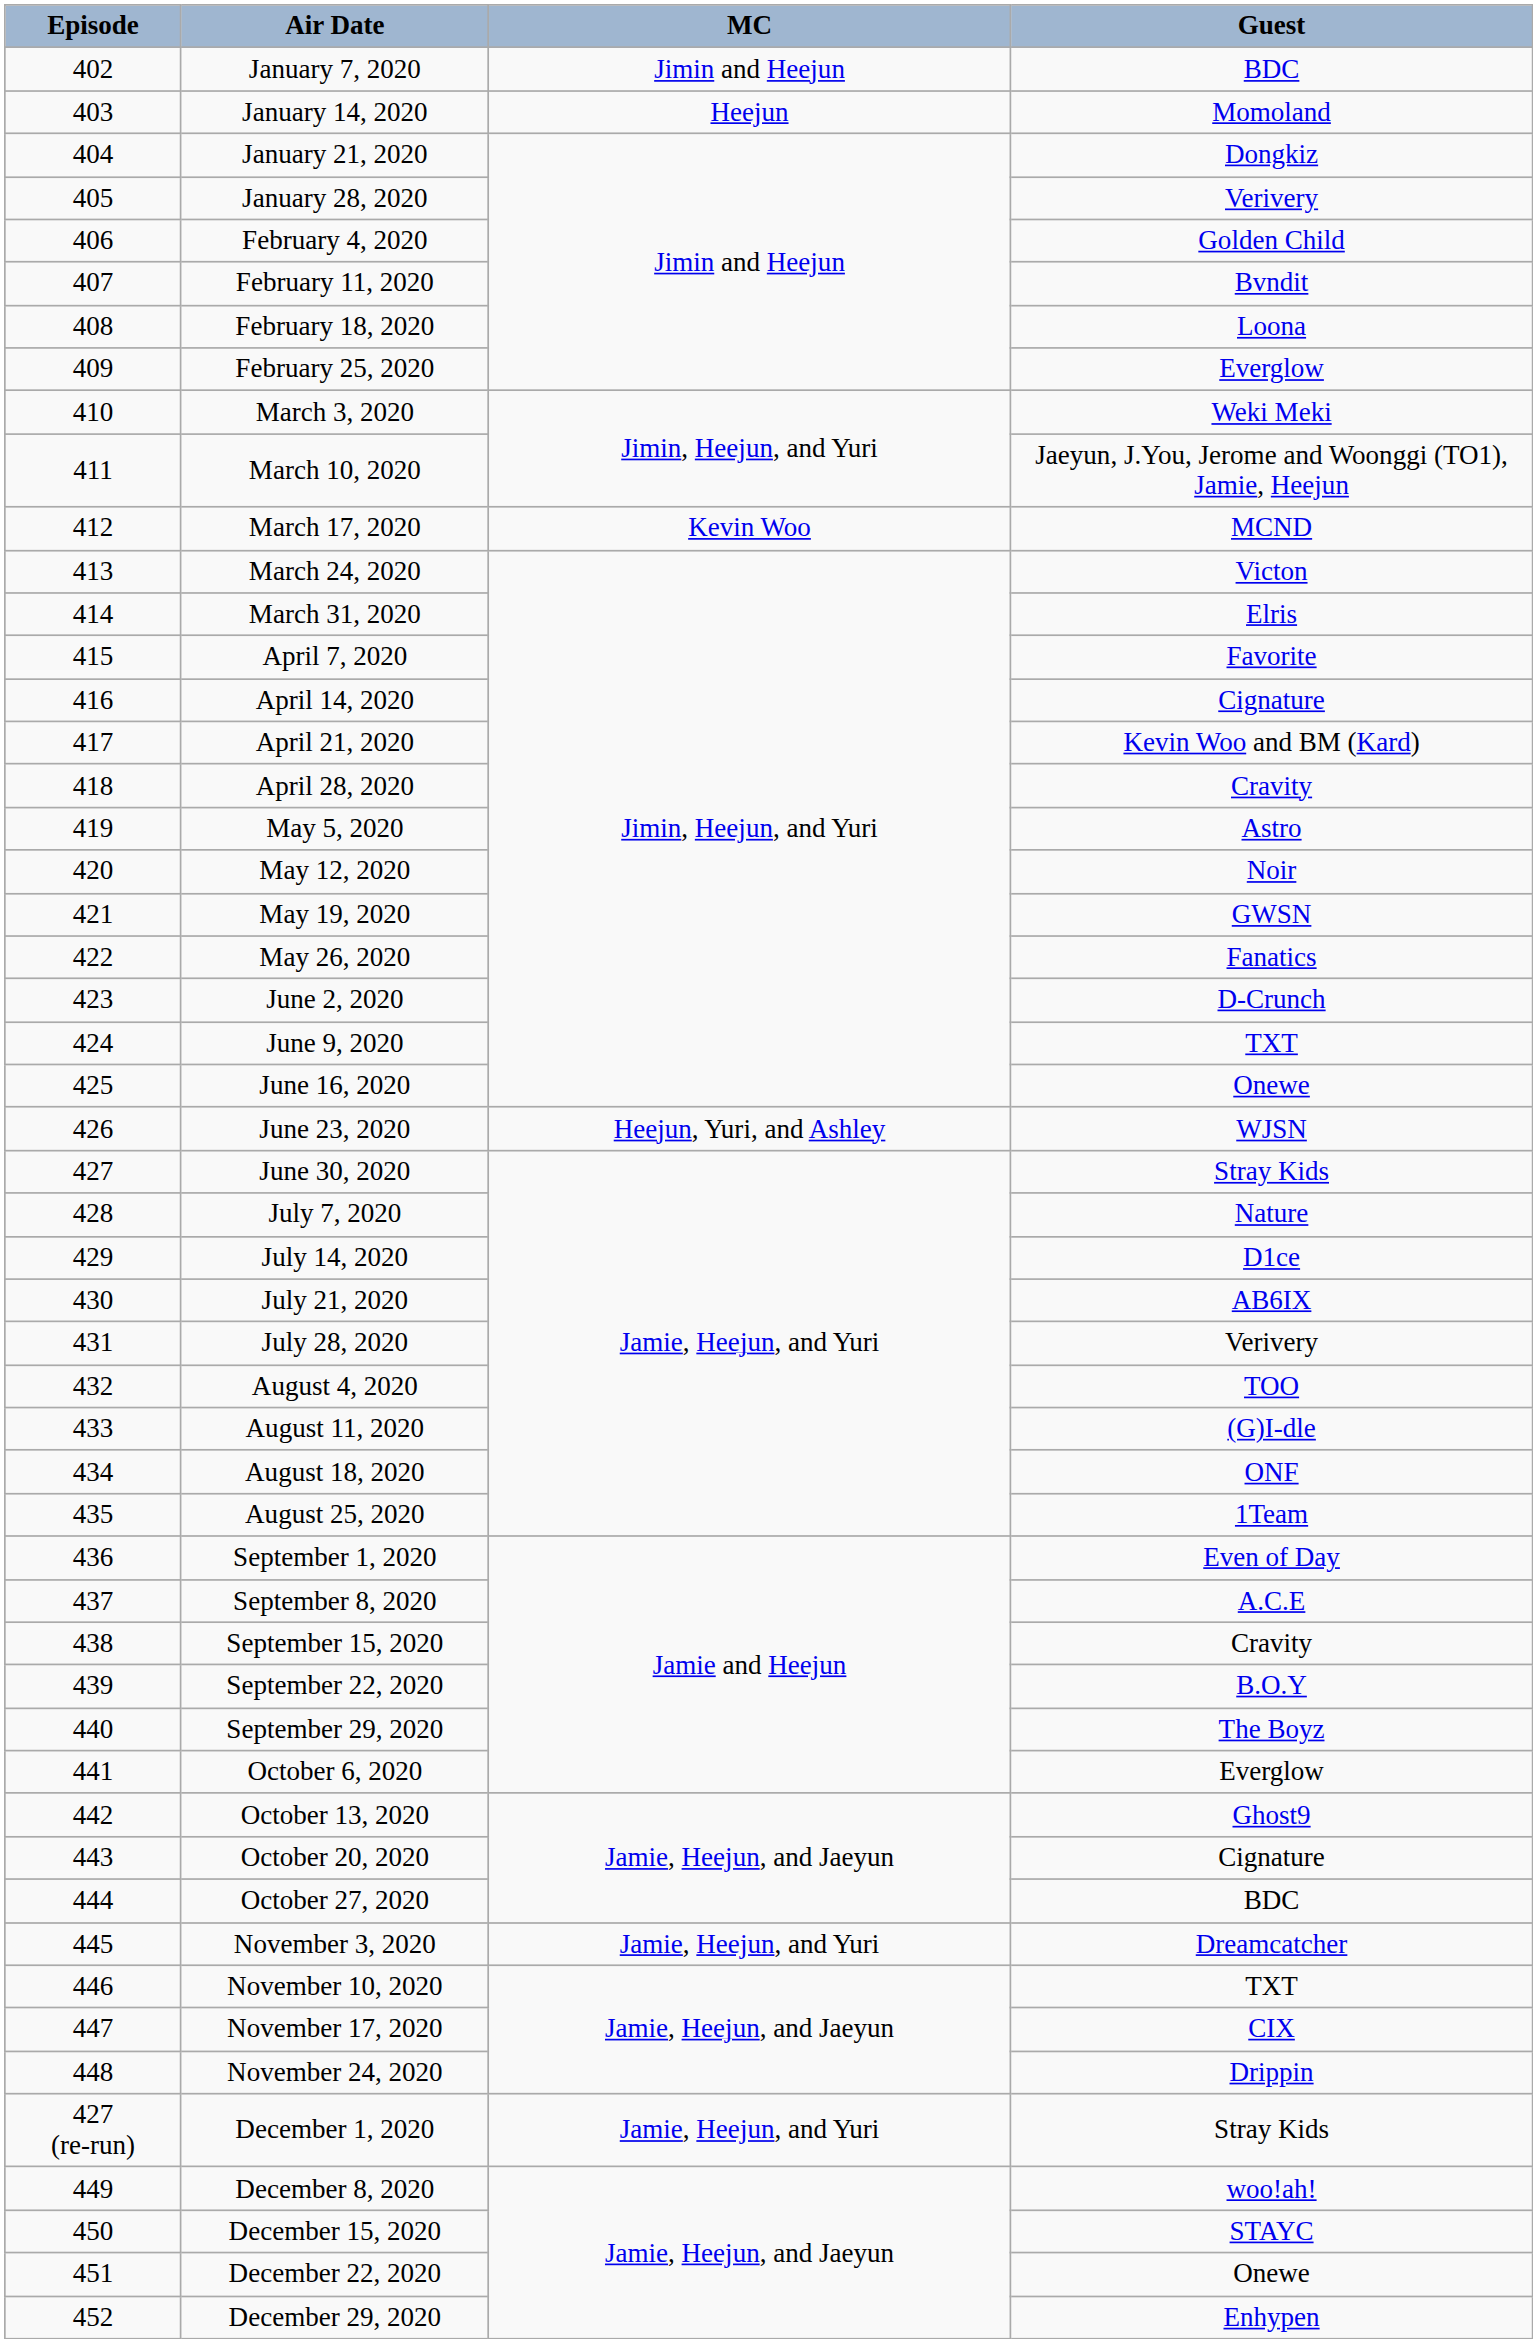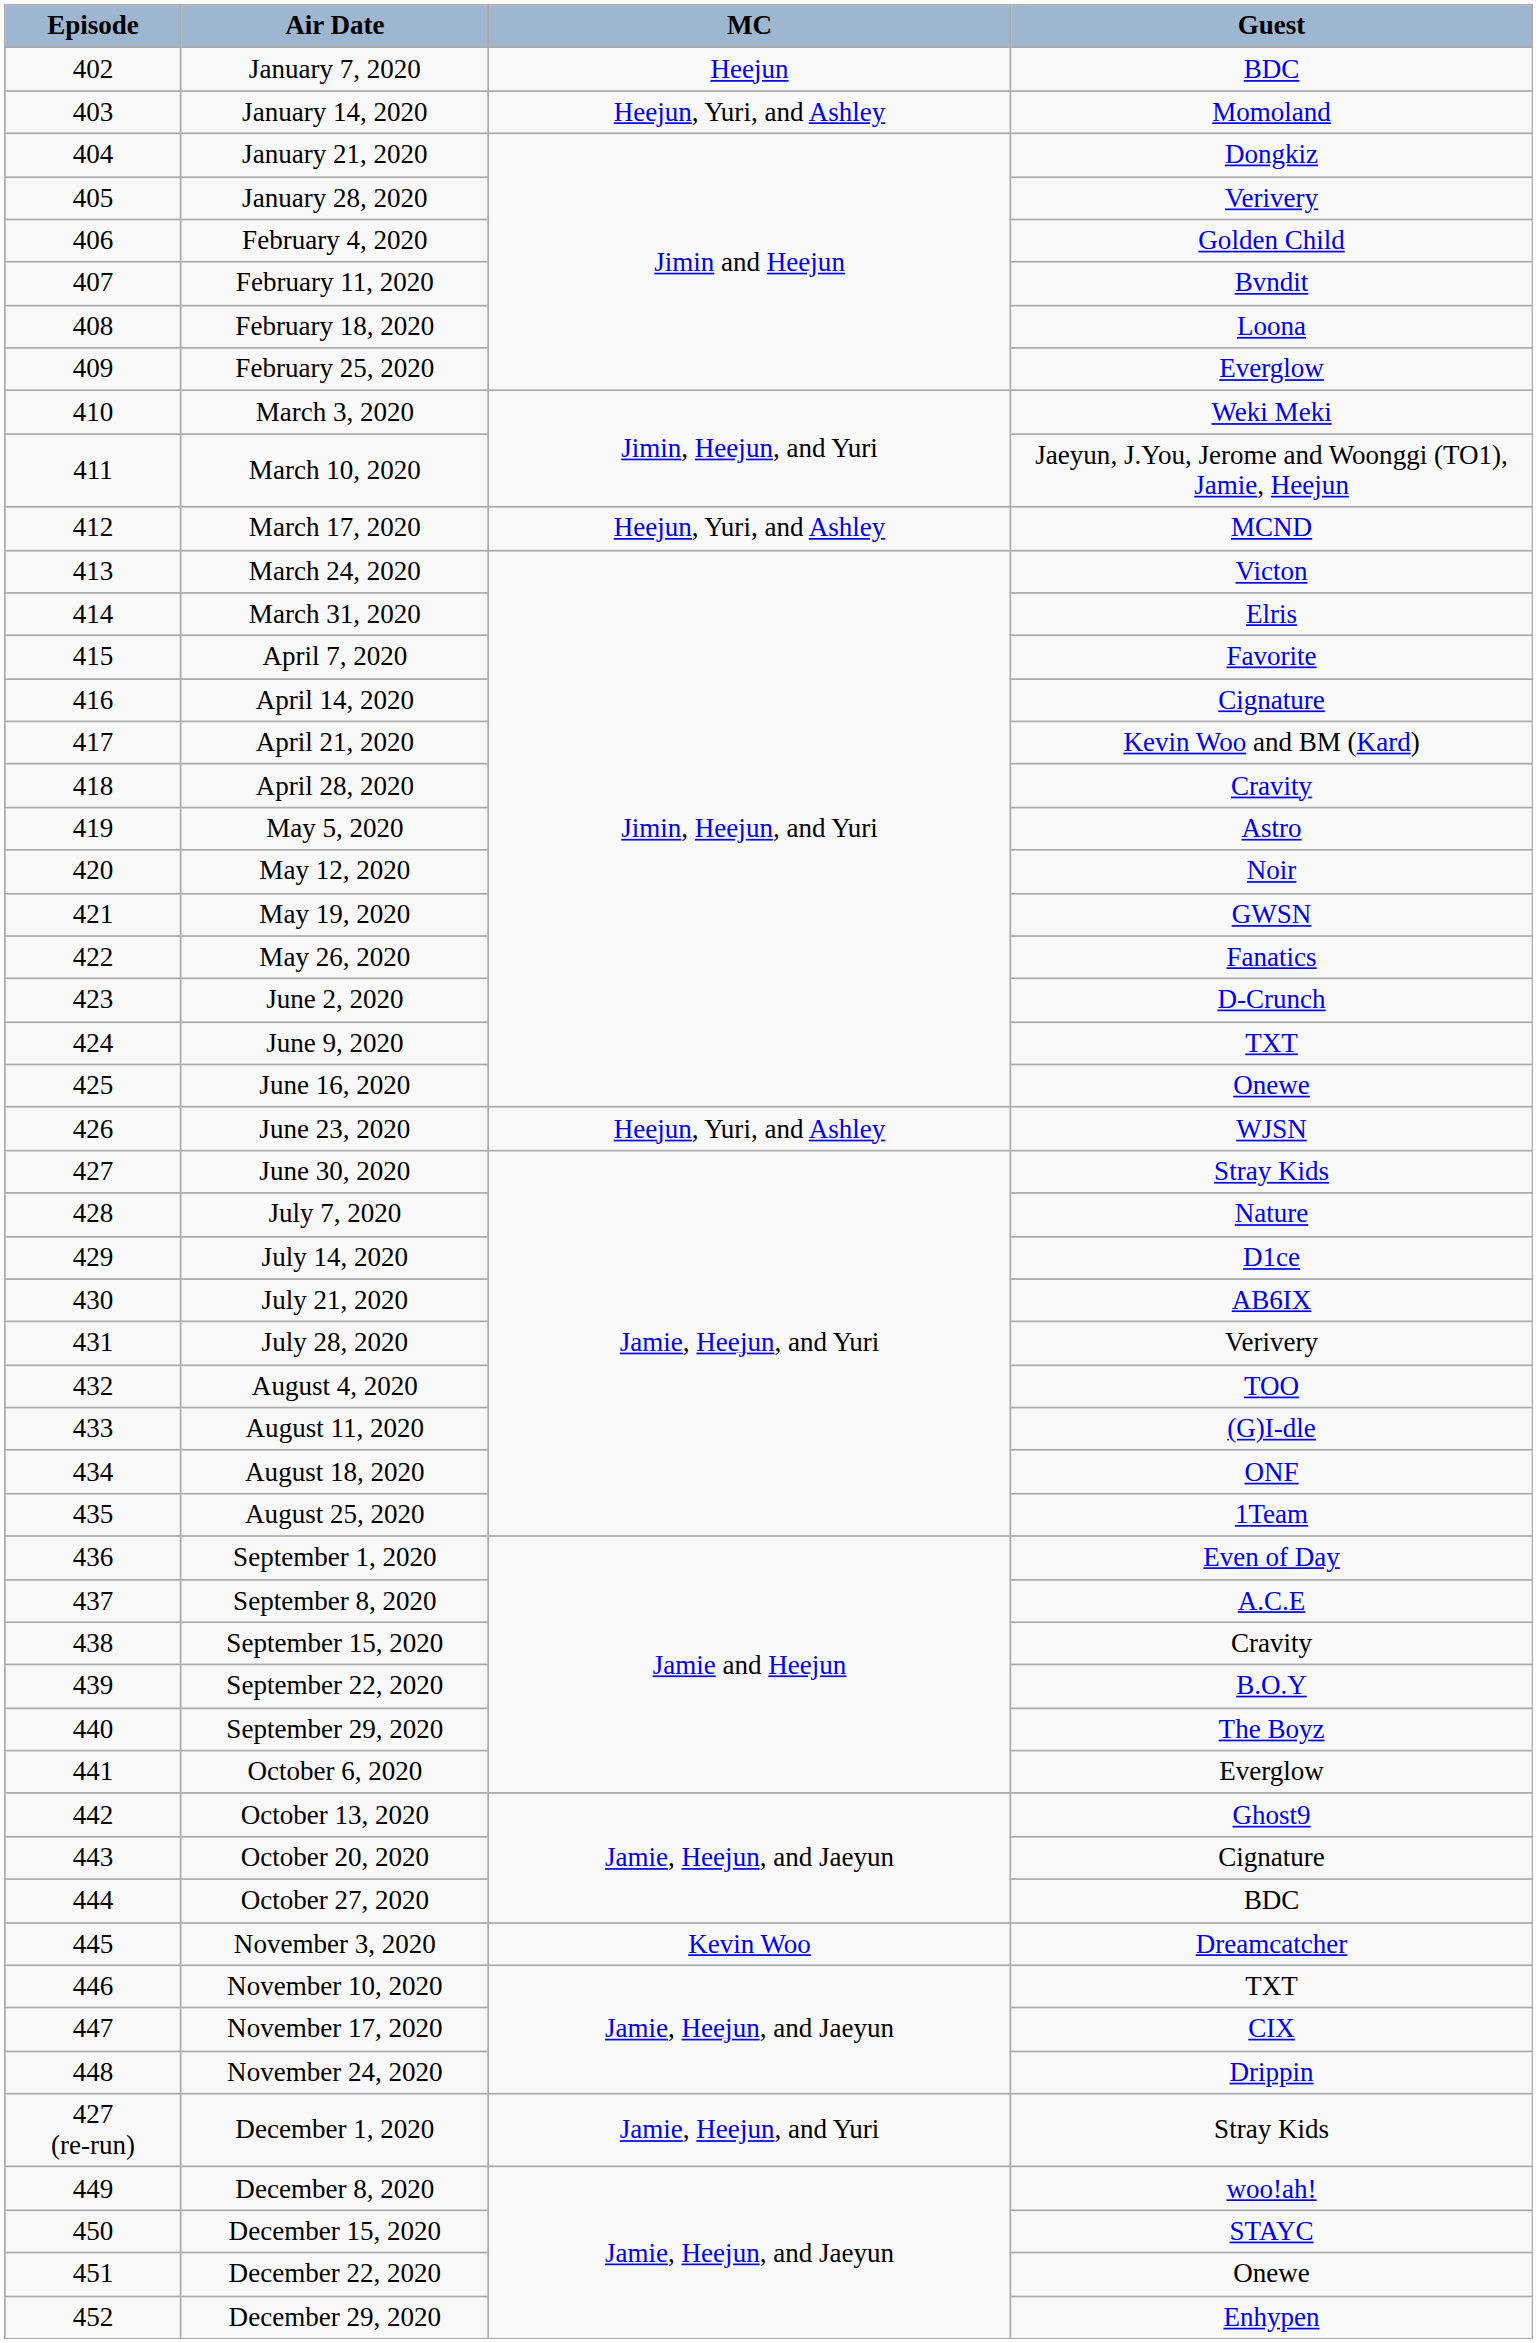(750, 68) Jimin and Heejun -> (750, 68) Heejun
(750, 111) Heejun -> (750, 111) Heejun, Yuri, and Ashley
(750, 528) Kevin Woo -> (750, 528) Heejun, Yuri, and Ashley
(750, 1943) Jamie, Heejun, and Yuri -> (750, 1943) Kevin Woo
